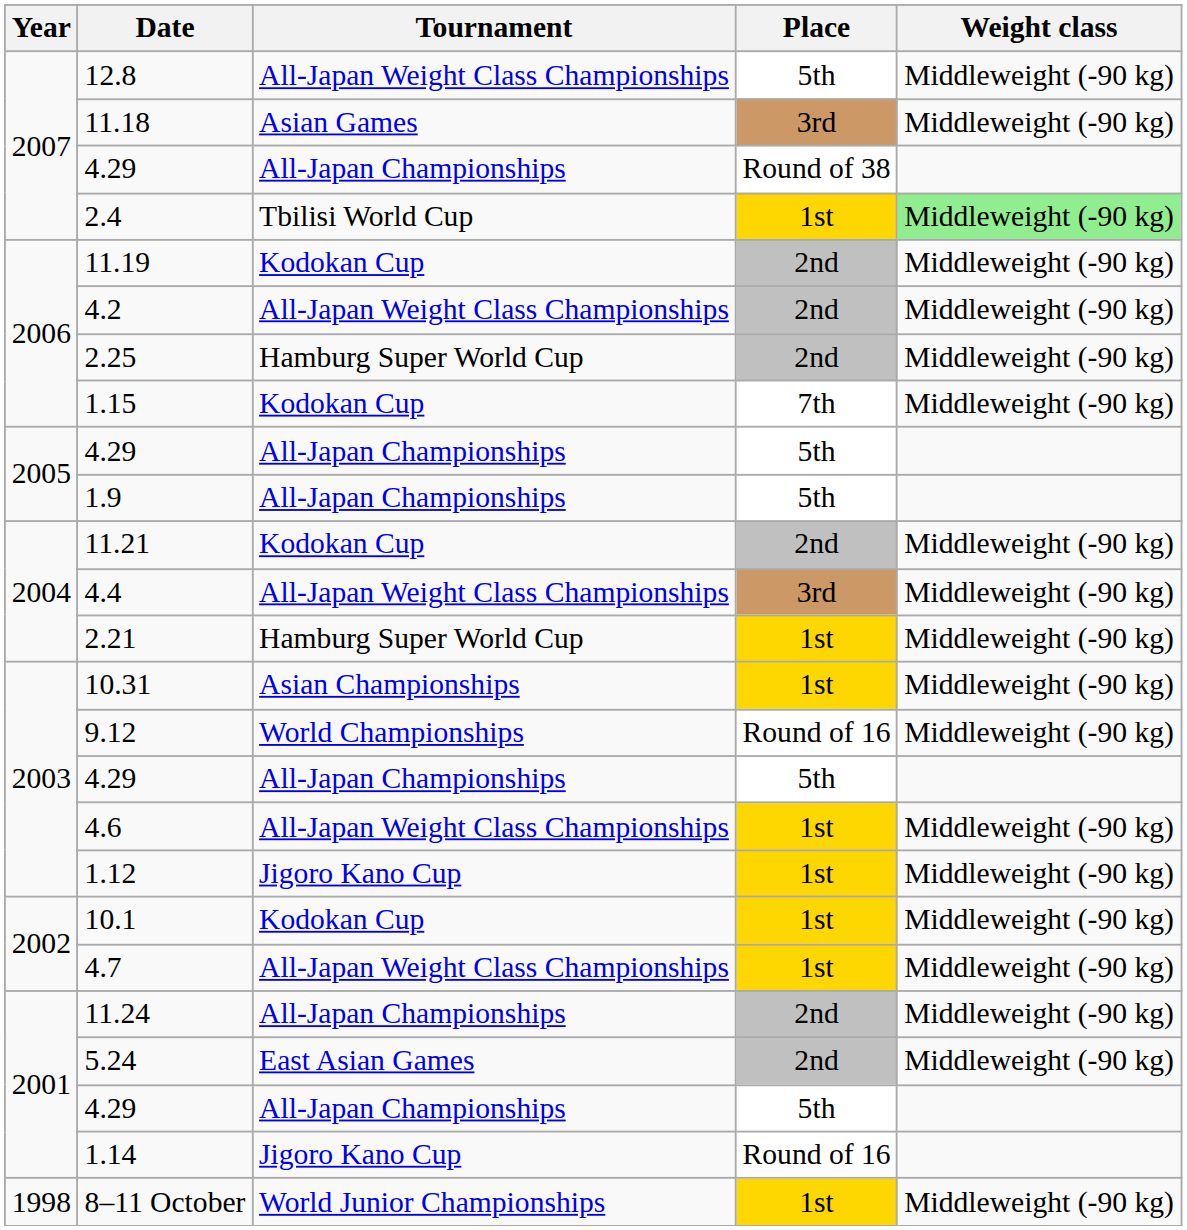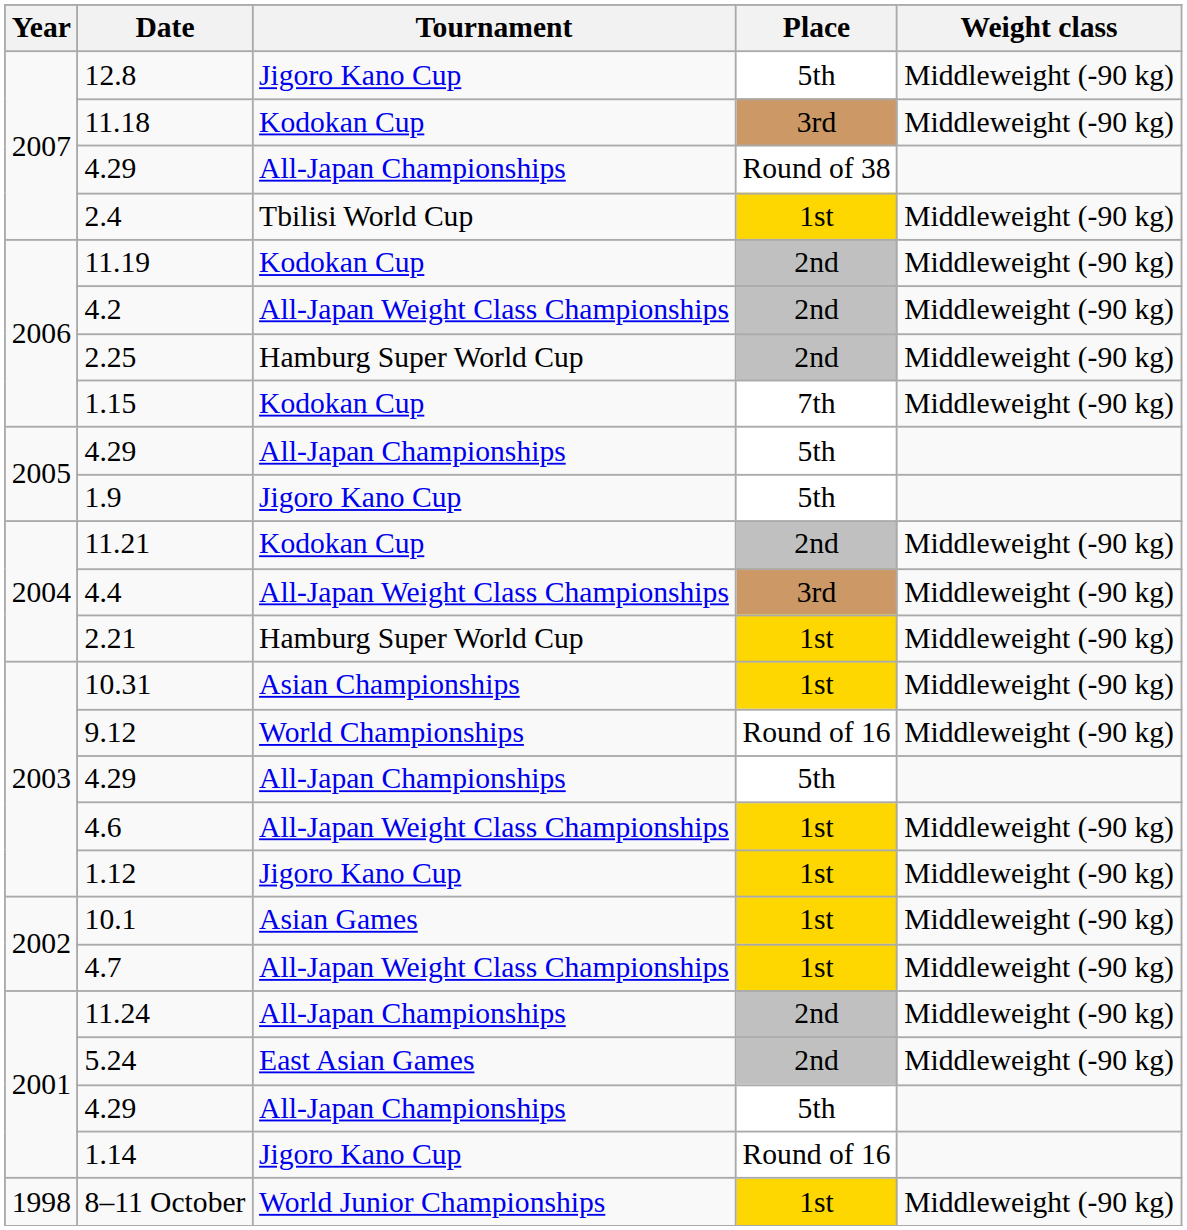(494, 74) All-Japan Weight Class Championships -> (360, 74) Jigoro Kano Cup
(338, 121) Asian Games -> (342, 121) Kodokan Cup
(1039, 215) lightgreen background -> (1039, 215) no background
(412, 497) All-Japan Championships -> (360, 497) Jigoro Kano Cup
(342, 919) Kodokan Cup -> (338, 919) Asian Games
